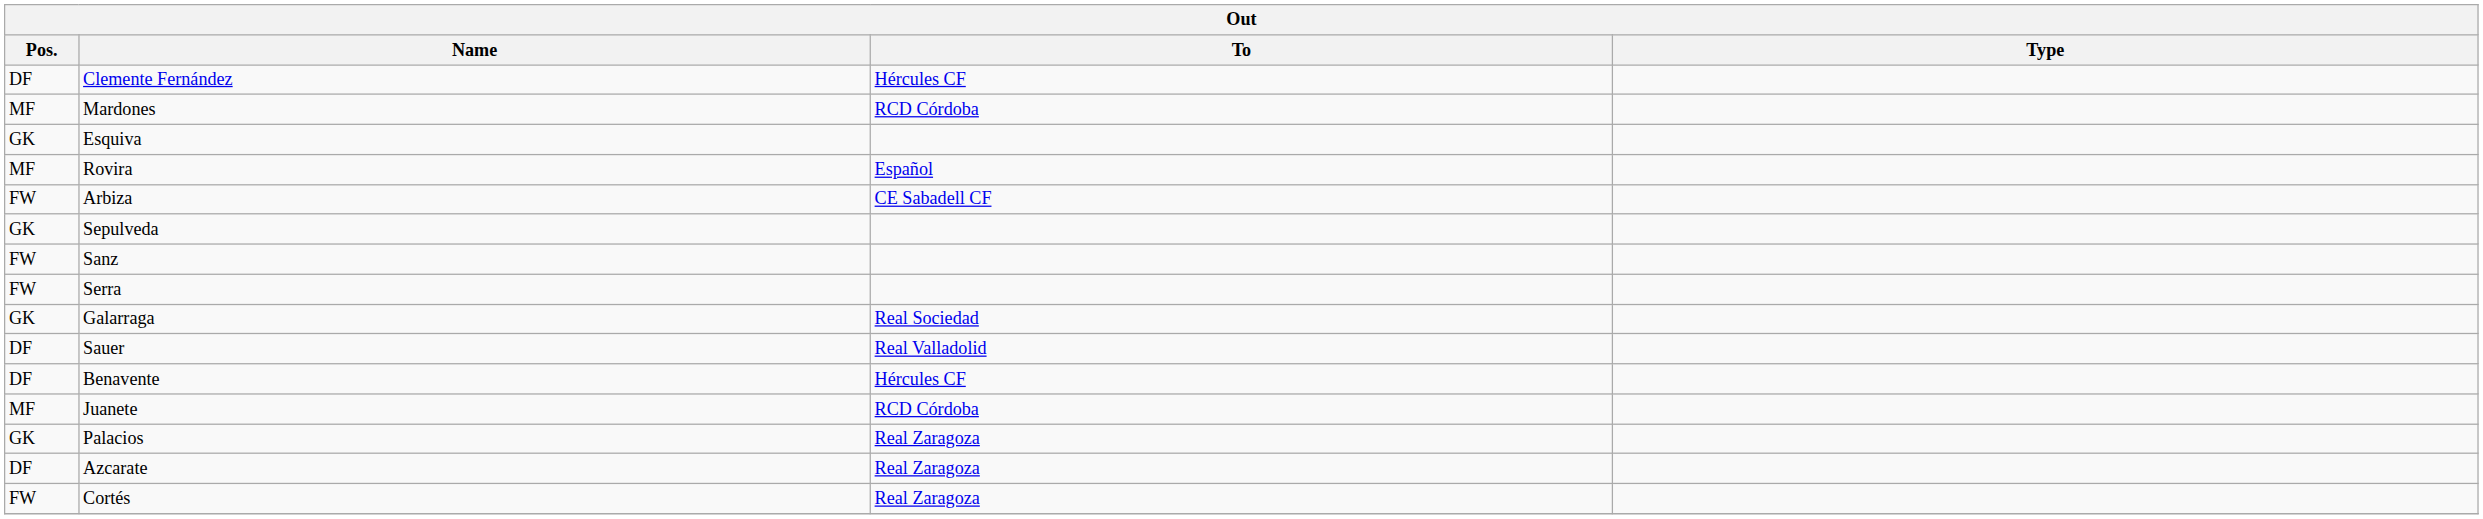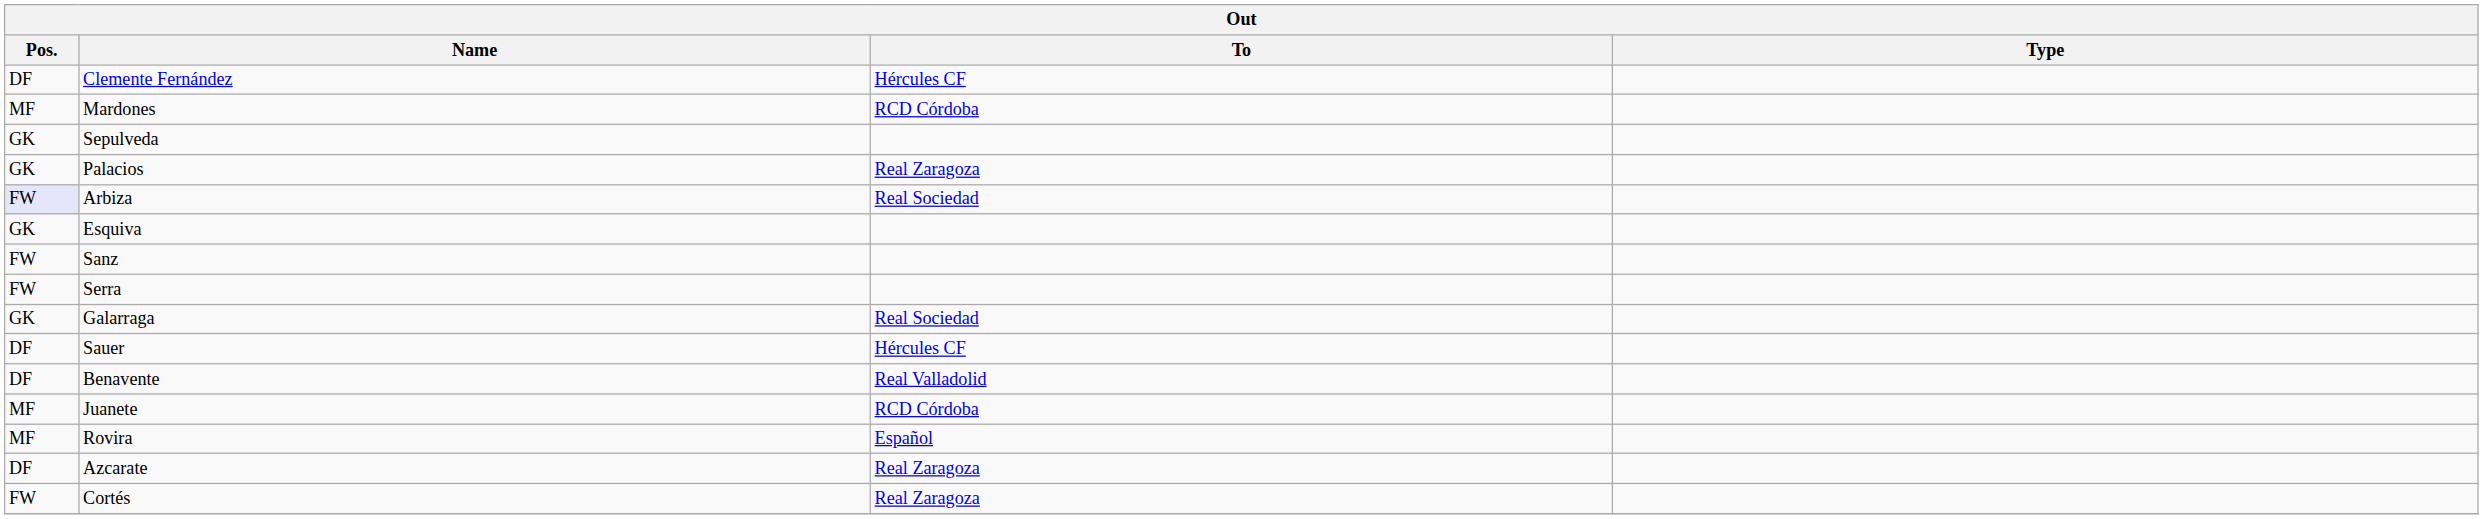rows swapped: (112, 139) <-> (121, 229)
rows swapped: (108, 169) <-> (113, 438)
(22, 199) no background -> (22, 199) lavender background
(933, 199) CE Sabadell CF -> (927, 199) Real Sociedad
(931, 349) Real Valladolid -> (920, 349) Hércules CF
(920, 378) Hércules CF -> (931, 378) Real Valladolid
